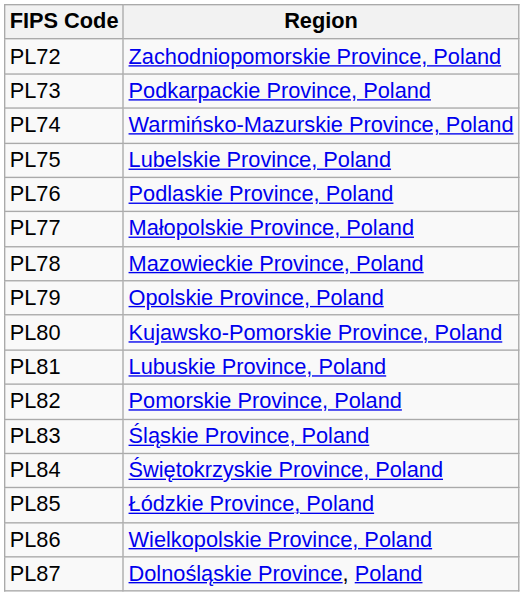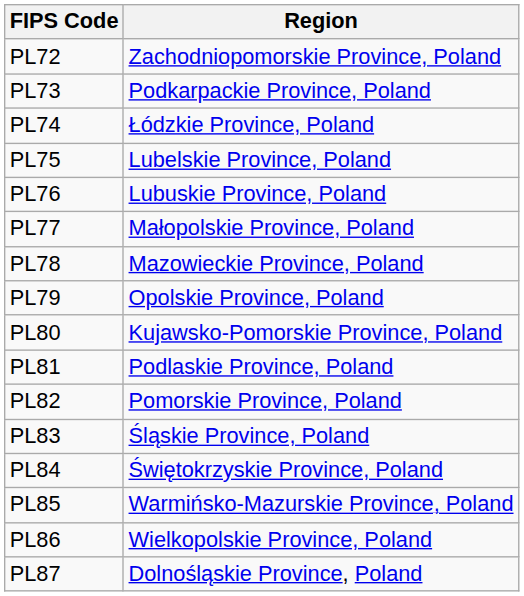(321, 125) Warmińsko-Mazurskie Province, Poland -> (251, 125) Łódzkie Province, Poland
(261, 194) Podlaskie Province, Poland -> (257, 194) Lubuskie Province, Poland
(257, 366) Lubuskie Province, Poland -> (261, 366) Podlaskie Province, Poland
(251, 504) Łódzkie Province, Poland -> (321, 504) Warmińsko-Mazurskie Province, Poland
